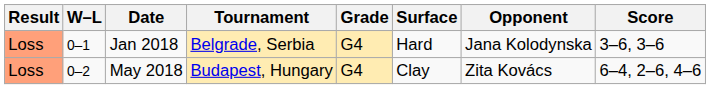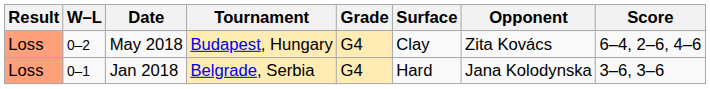rows swapped: (144, 44) <-> (146, 70)
